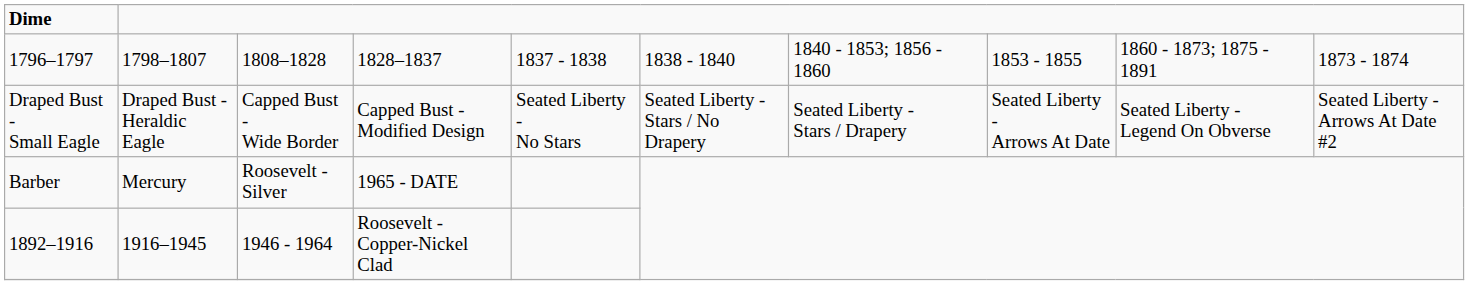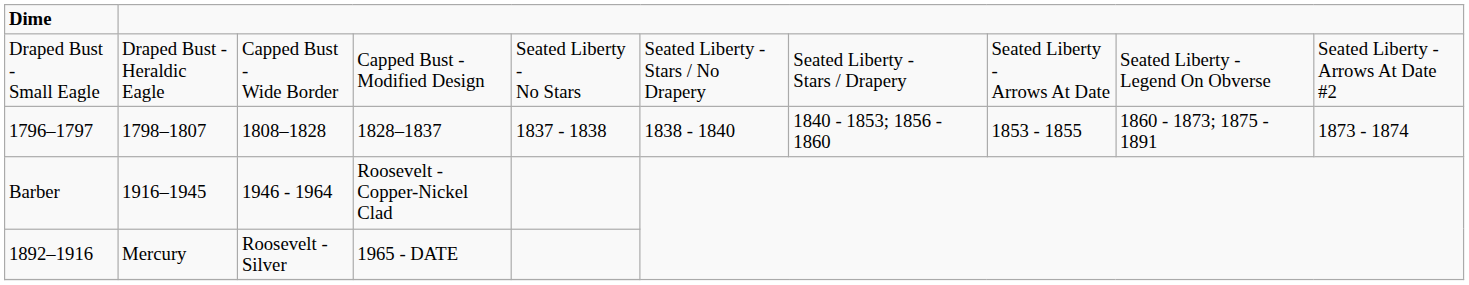rows swapped: (56, 120) <-> (51, 59)
(154, 182) Mercury -> (164, 192) 1916–1945
(285, 182) Roosevelt - Silver -> (287, 192) 1946 - 1964
(408, 182) 1965 - DATE -> (413, 192) Roosevelt - Copper-Nickel Clad
(164, 243) 1916–1945 -> (154, 253) Mercury
(287, 243) 1946 - 1964 -> (285, 253) Roosevelt - Silver
(413, 243) Roosevelt - Copper-Nickel Clad -> (408, 253) 1965 - DATE
